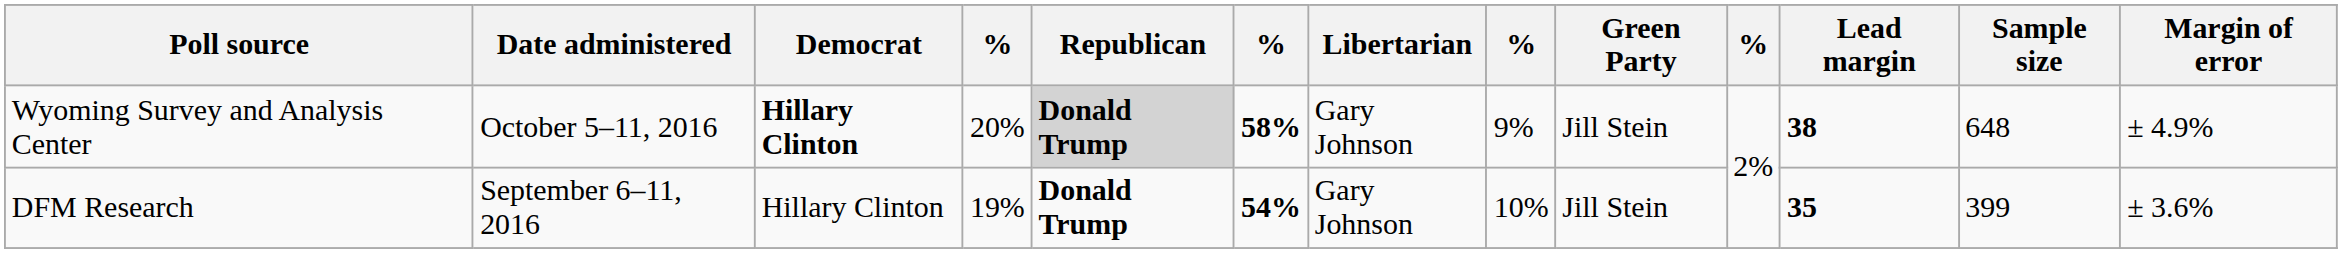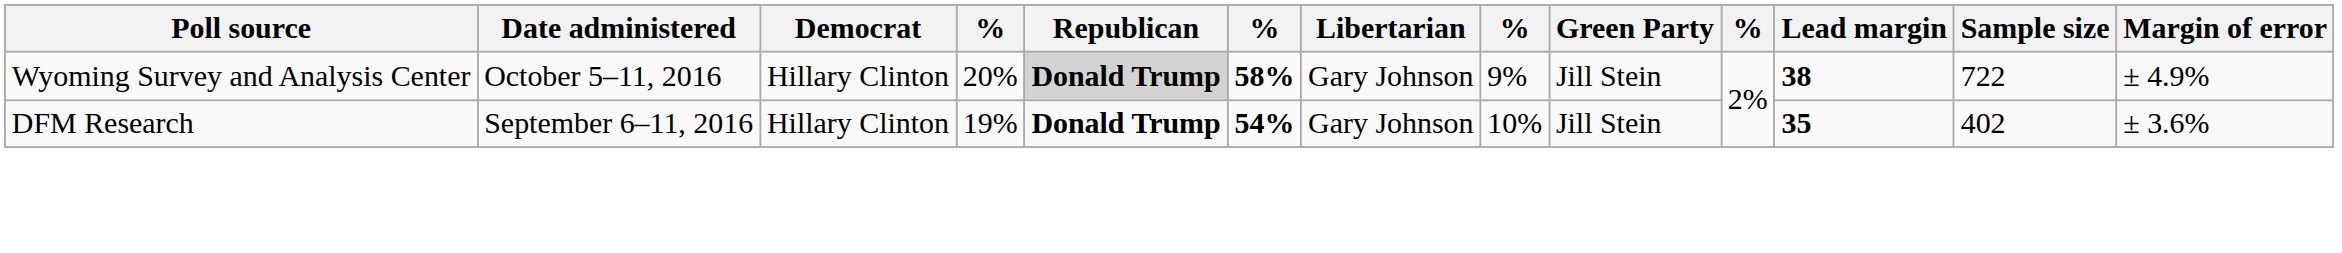(810, 126) bold -> (858, 75) normal
(1988, 126) 648 -> (1983, 75) 722
(1988, 207) 399 -> (1983, 123) 402
